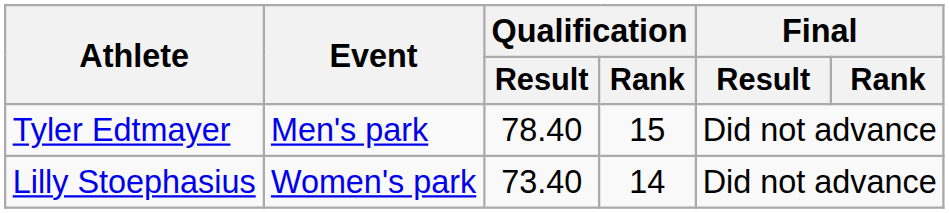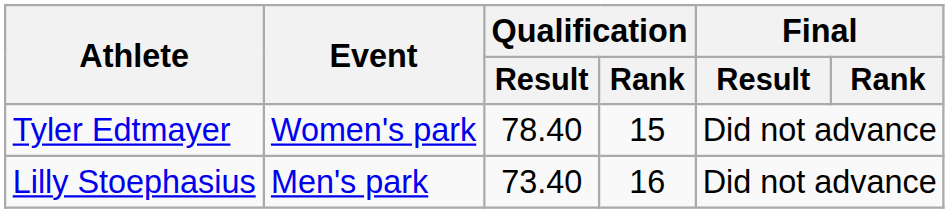(350, 131) Men's park -> (374, 131) Women's park
(374, 182) Women's park -> (350, 182) Men's park
(647, 182) 14 -> (647, 182) 16
